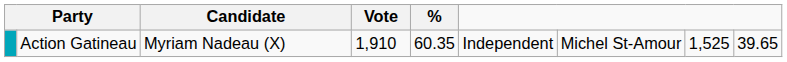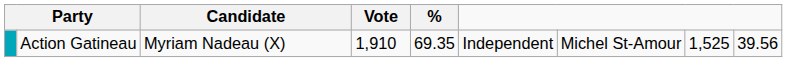(434, 43) 60.35 -> (434, 43) 69.35
(758, 43) 39.65 -> (758, 43) 39.56
